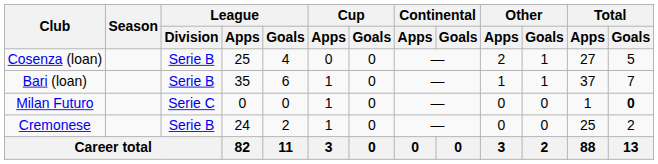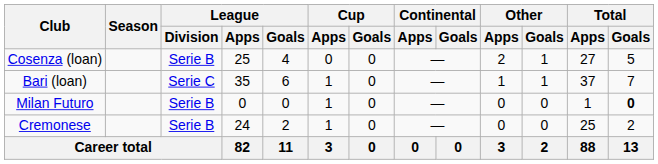(191, 81) Serie B -> (191, 81) Serie C
(191, 103) Serie C -> (191, 103) Serie B
